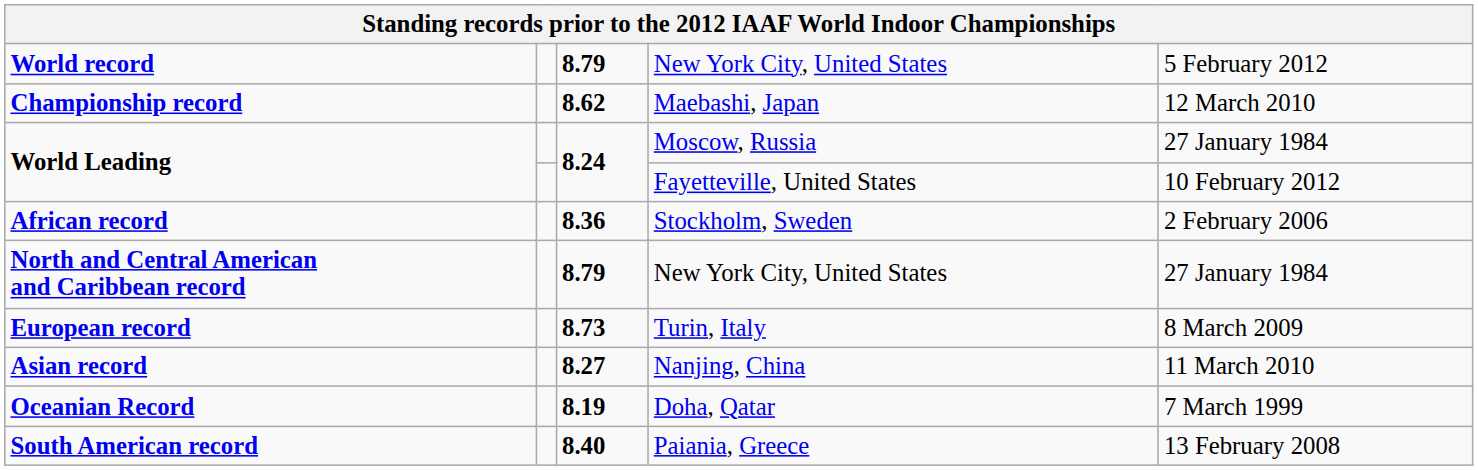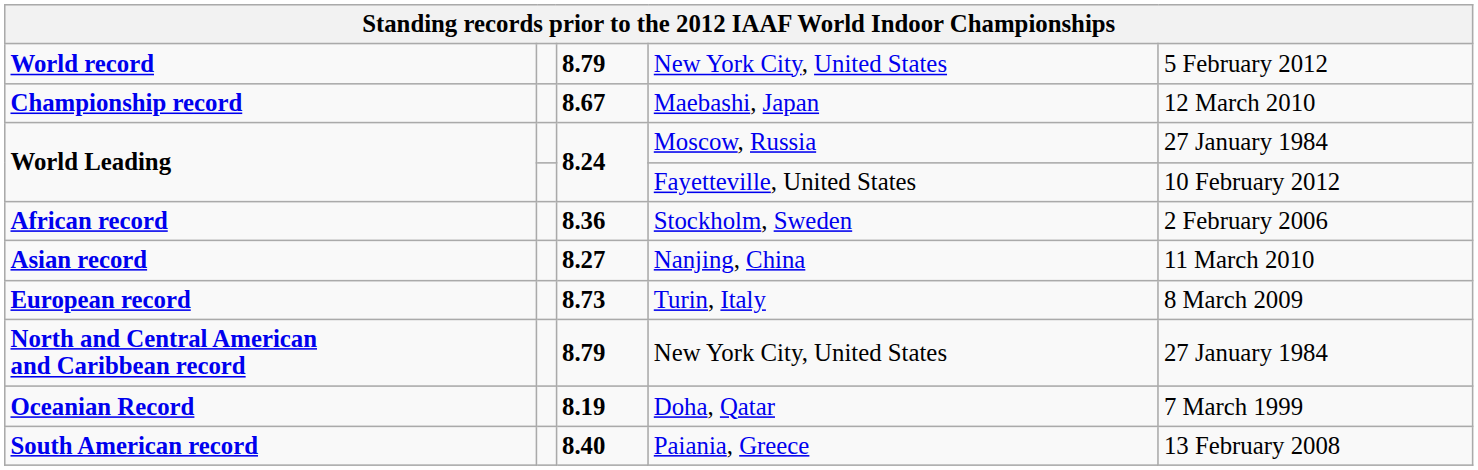(584, 102) 8.62 -> (584, 102) 8.67
rows swapped: (79, 366) <-> (164, 274)
